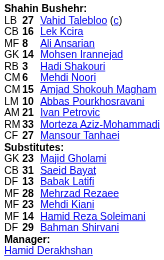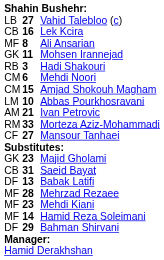(28, 55) 14 -> (28, 55) 11
